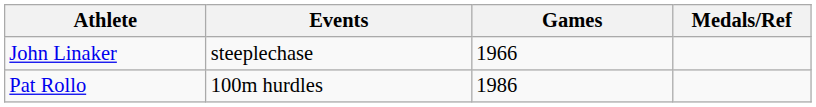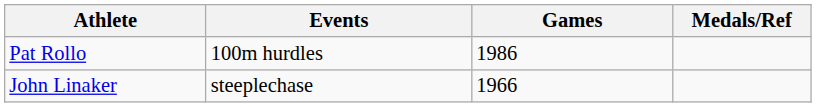rows swapped: (63, 53) <-> (48, 85)
